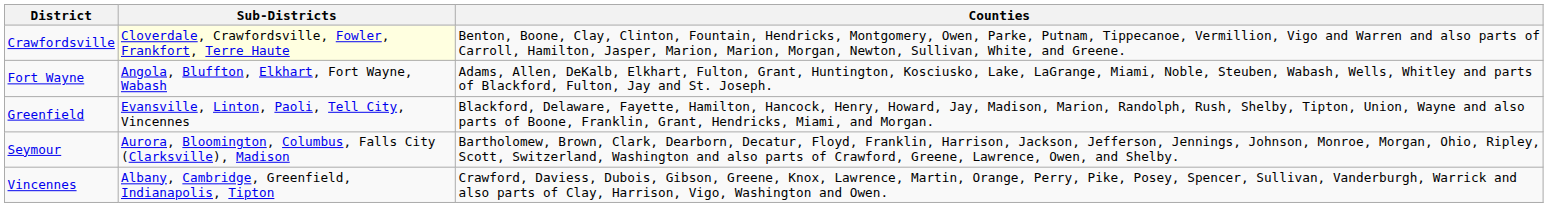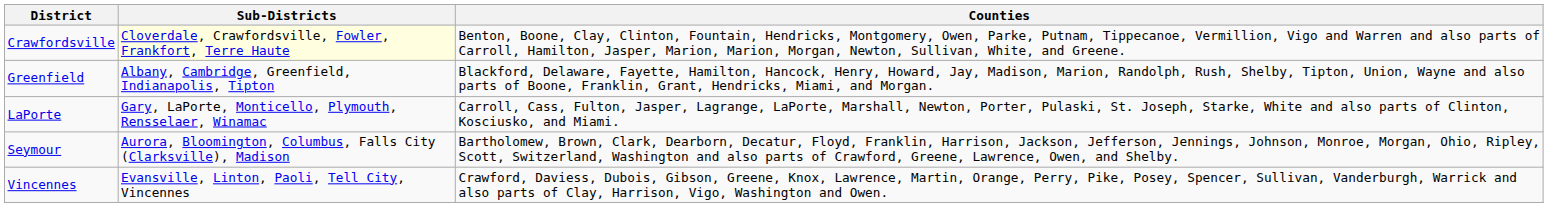- row: (46, 78)
(263, 114) Evansville, Linton, Paoli, Tell City, Vincennes -> (236, 78) Albany, Cambridge, Greenfield, Indianapolis, Tipton
+ row: (34, 114)
(236, 185) Albany, Cambridge, Greenfield, Indianapolis, Tipton -> (263, 185) Evansville, Linton, Paoli, Tell City, Vincennes
